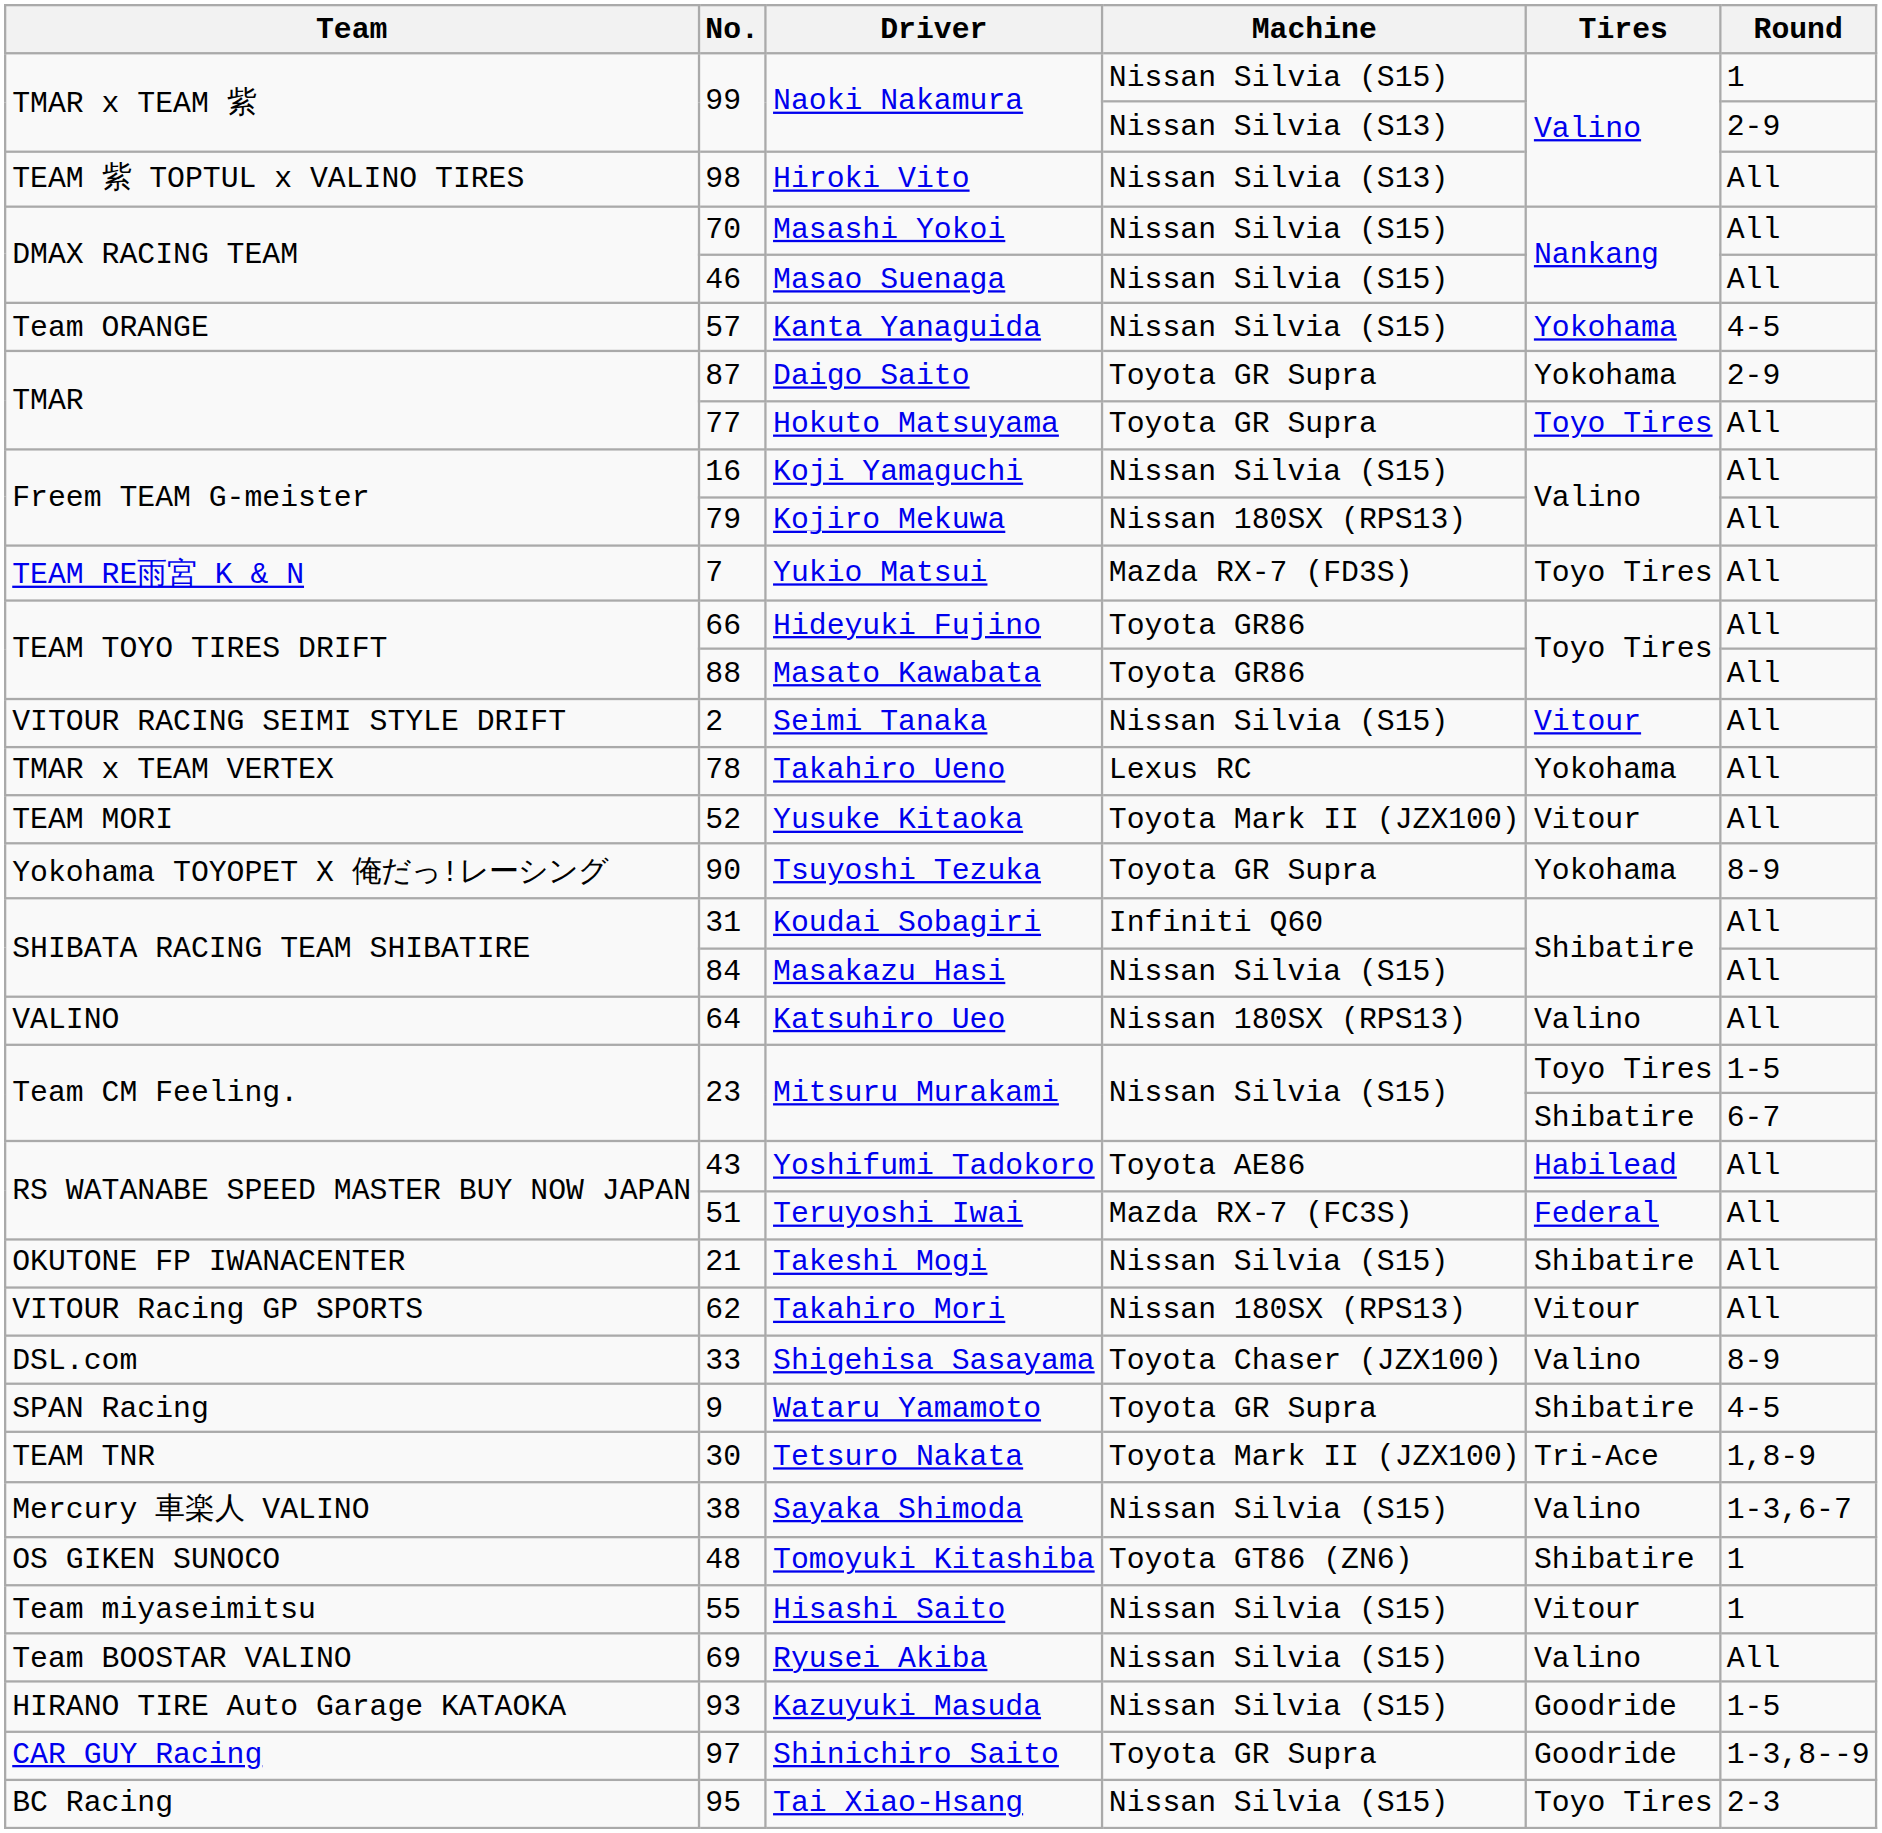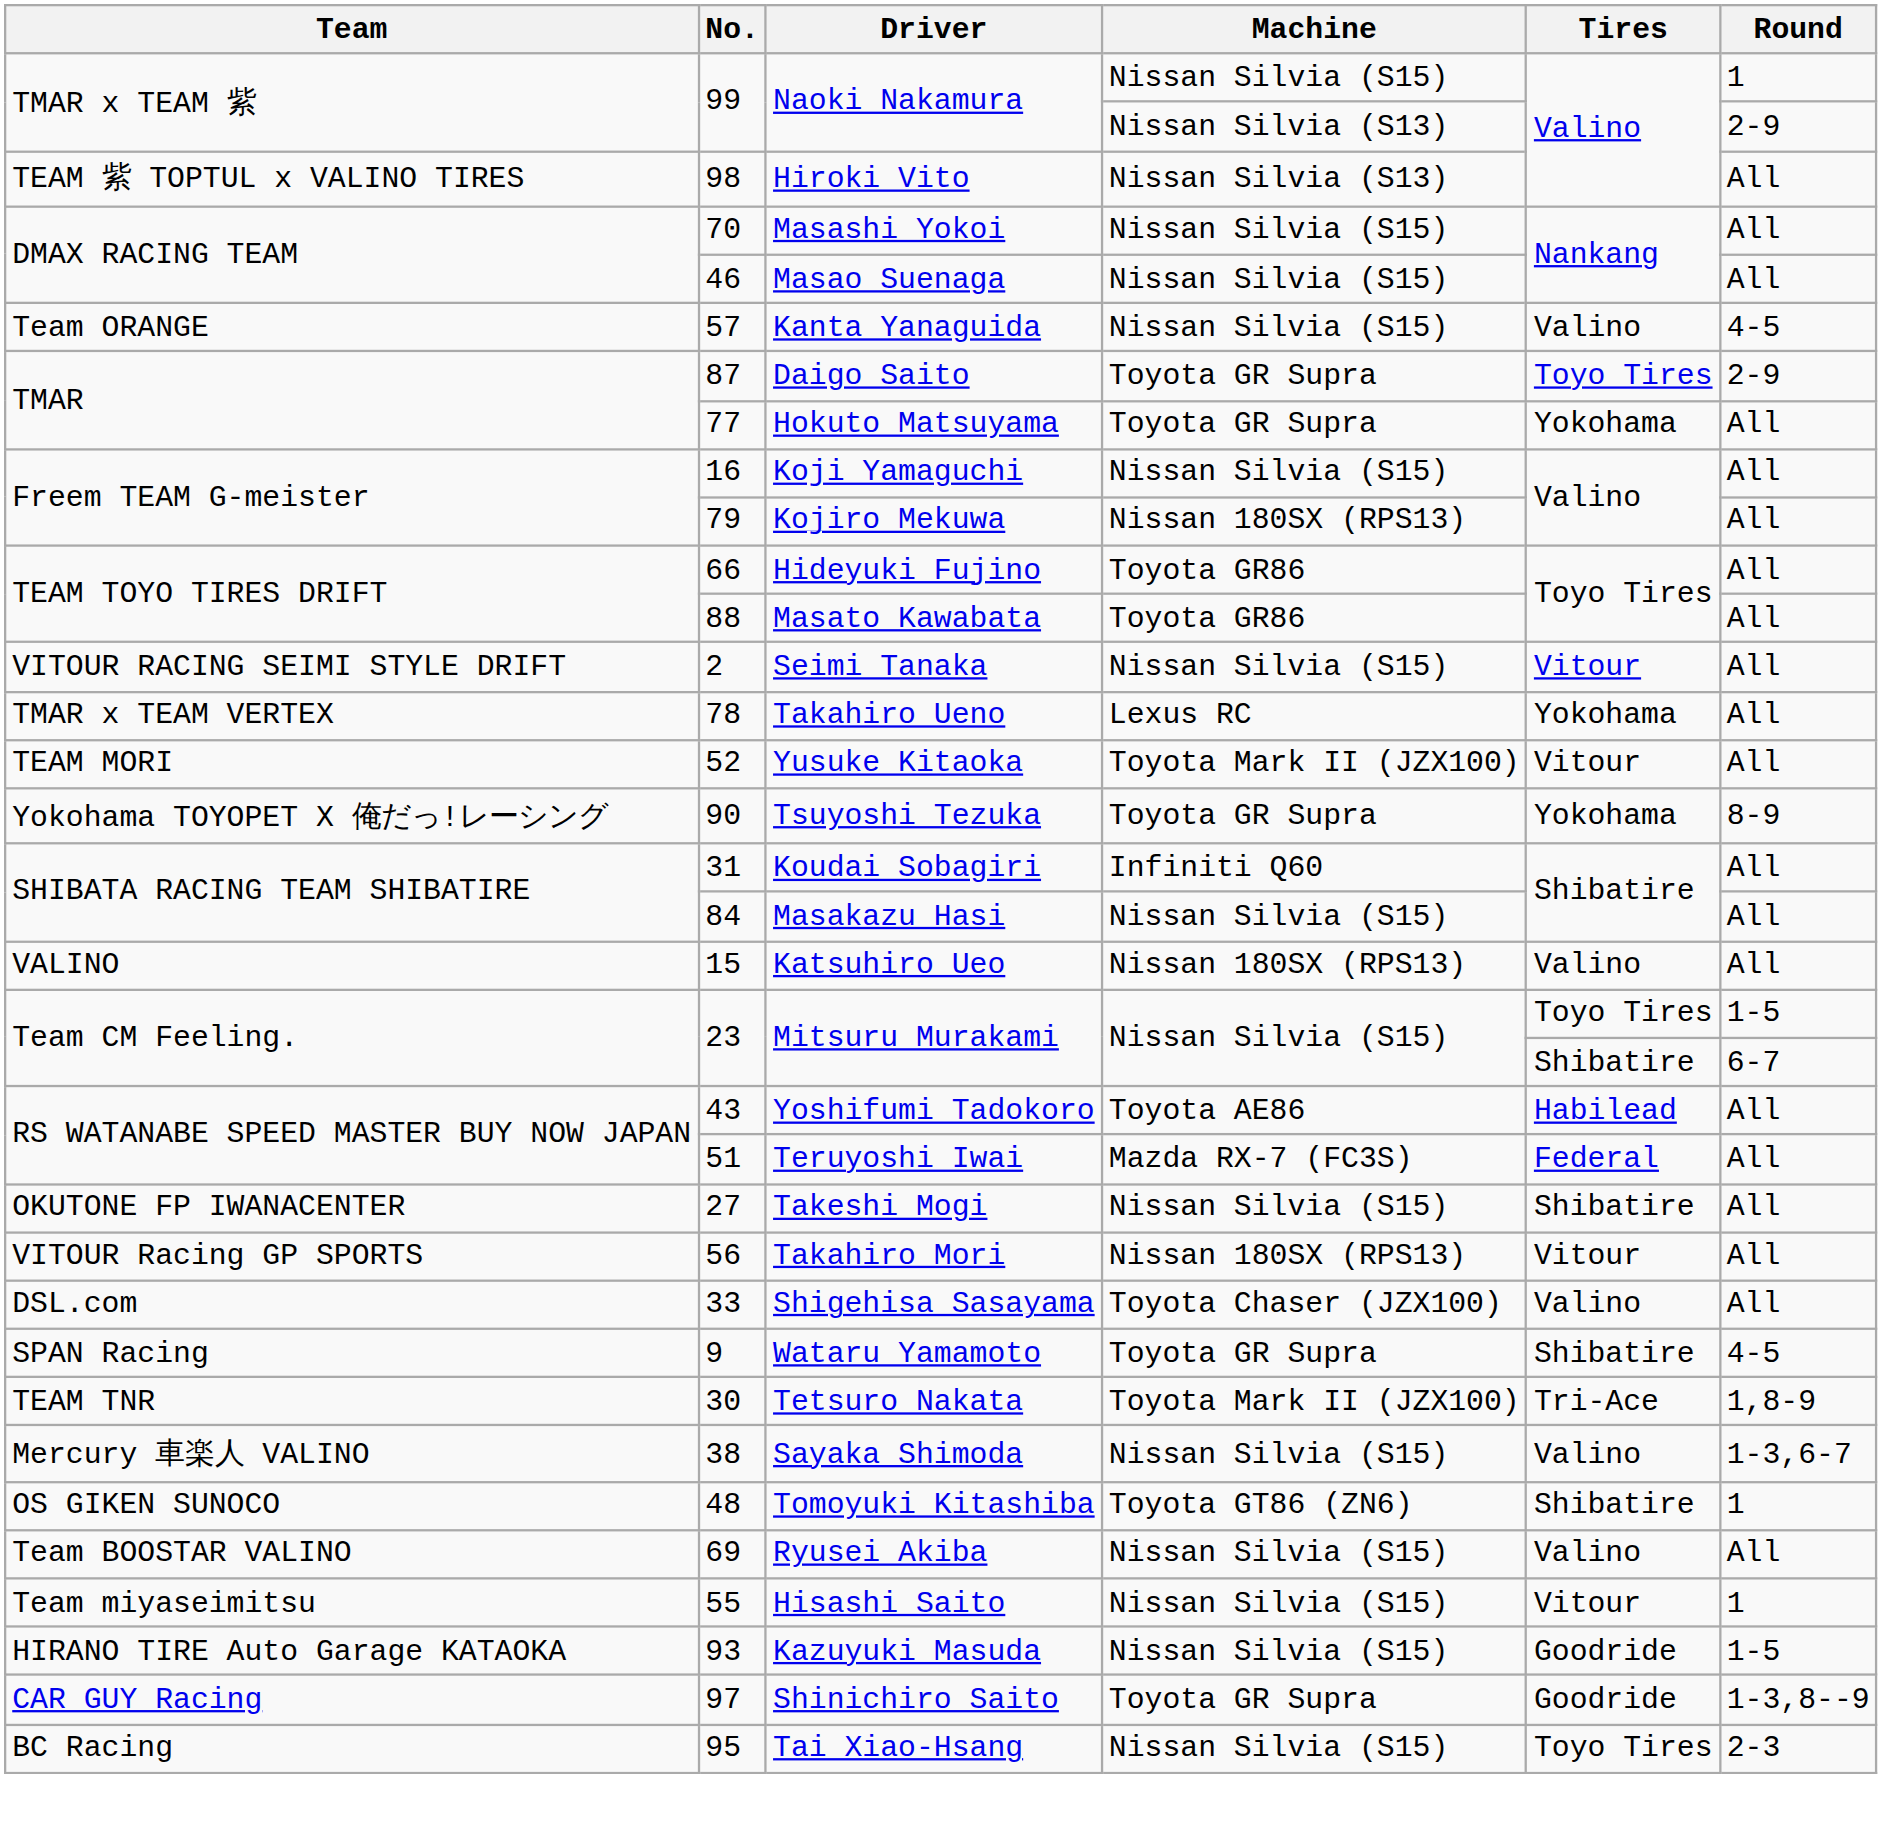(1605, 327) Yokohama -> (1587, 327) Valino
(1605, 376) Yokohama -> (1623, 376) Toyo Tires
(1623, 424) Toyo Tires -> (1605, 424) Yokohama
- row: (880, 573)
(723, 1020) 64 -> (723, 965) 15
(723, 1263) 21 -> (723, 1208) 27
(723, 1312) 62 -> (723, 1256) 56
(1754, 1360) 8-9 -> (1754, 1305) All
rows swapped: (889, 1610) <-> (880, 1658)
